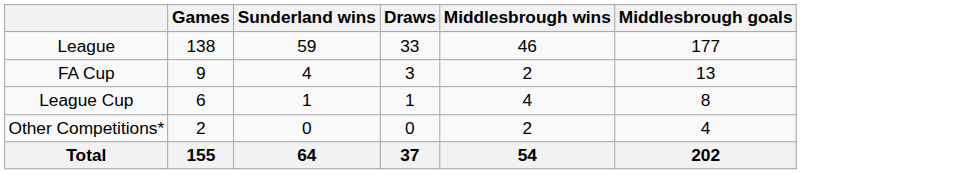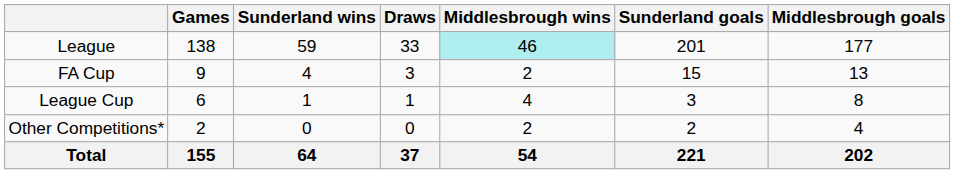+ column: (691, 18)
(527, 45) no background -> (527, 45) paleturquoise background
